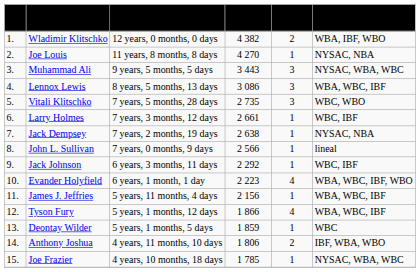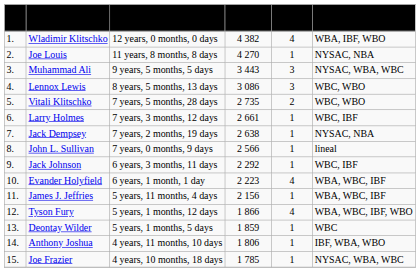(292, 39) 2 -> (292, 39) 4
(350, 86) WBA, WBC, IBF -> (340, 86) WBC, WBO
(292, 102) 3 -> (292, 102) 2
(364, 180) WBA, WBC, IBF, WBO -> (350, 180) WBA, WBC, IBF
(350, 212) WBA, WBC, IBF -> (364, 212) WBA, WBC, IBF, WBO
(292, 243) 2 -> (292, 243) 1
